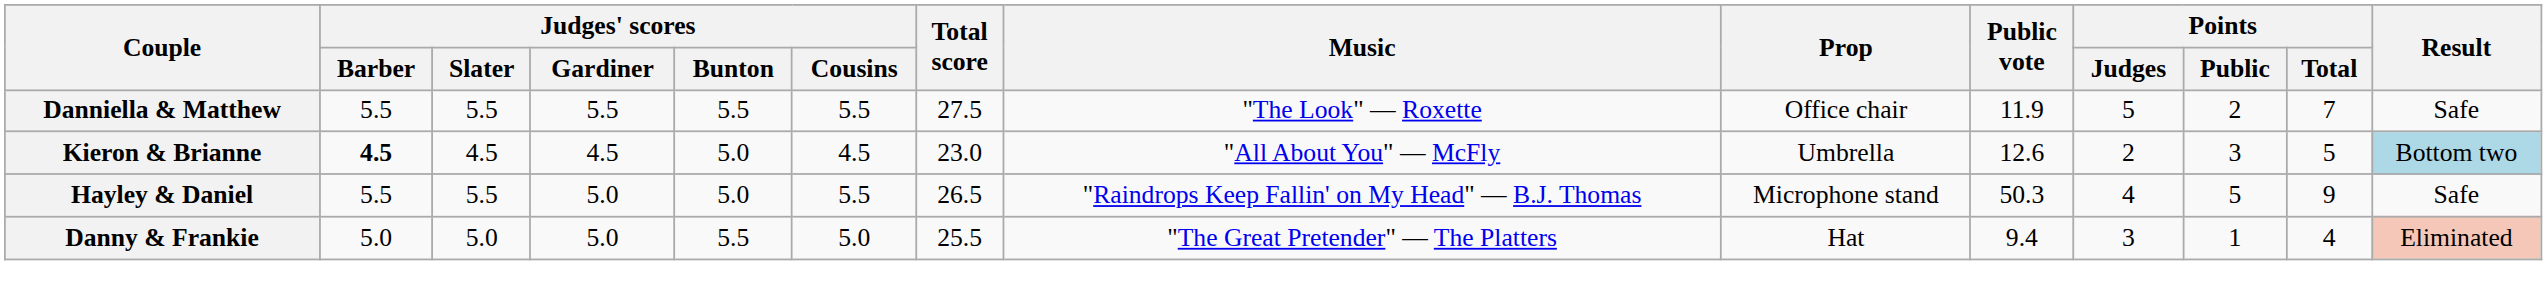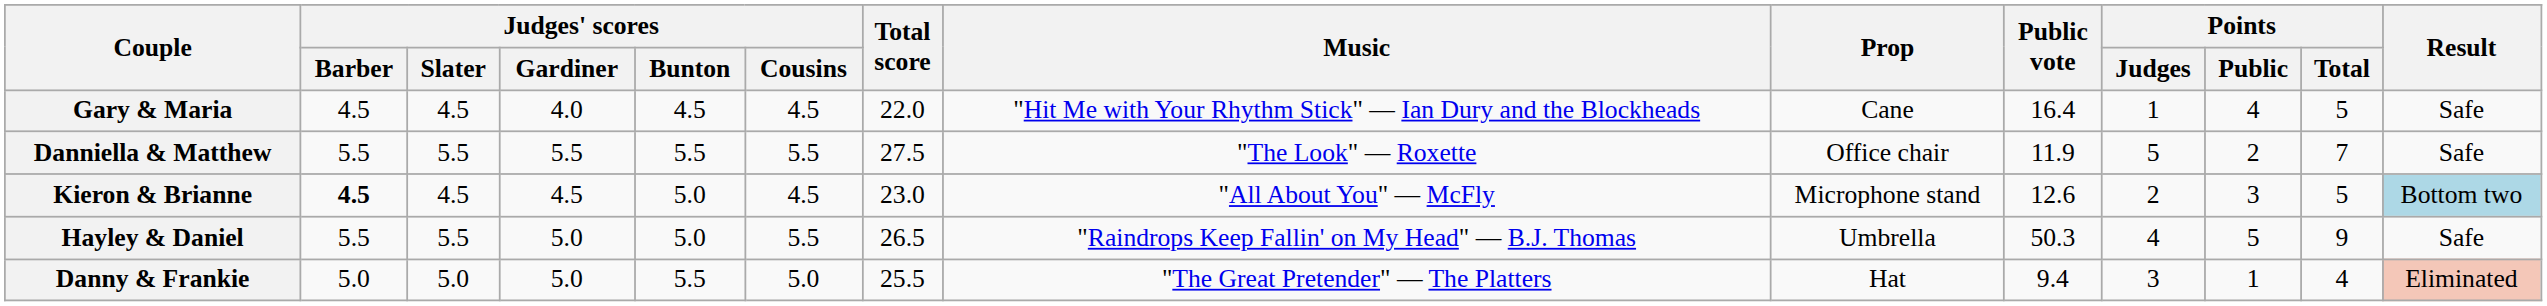+ row: (153, 110)
(1846, 152) Umbrella -> (1887, 195) Microphone stand
(1846, 195) Microphone stand -> (1887, 237) Umbrella
